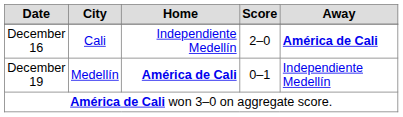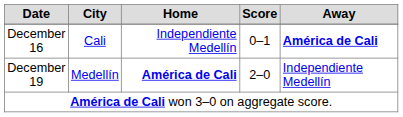(260, 41) 2–0 -> (260, 41) 0–1
(260, 75) 0–1 -> (260, 75) 2–0
